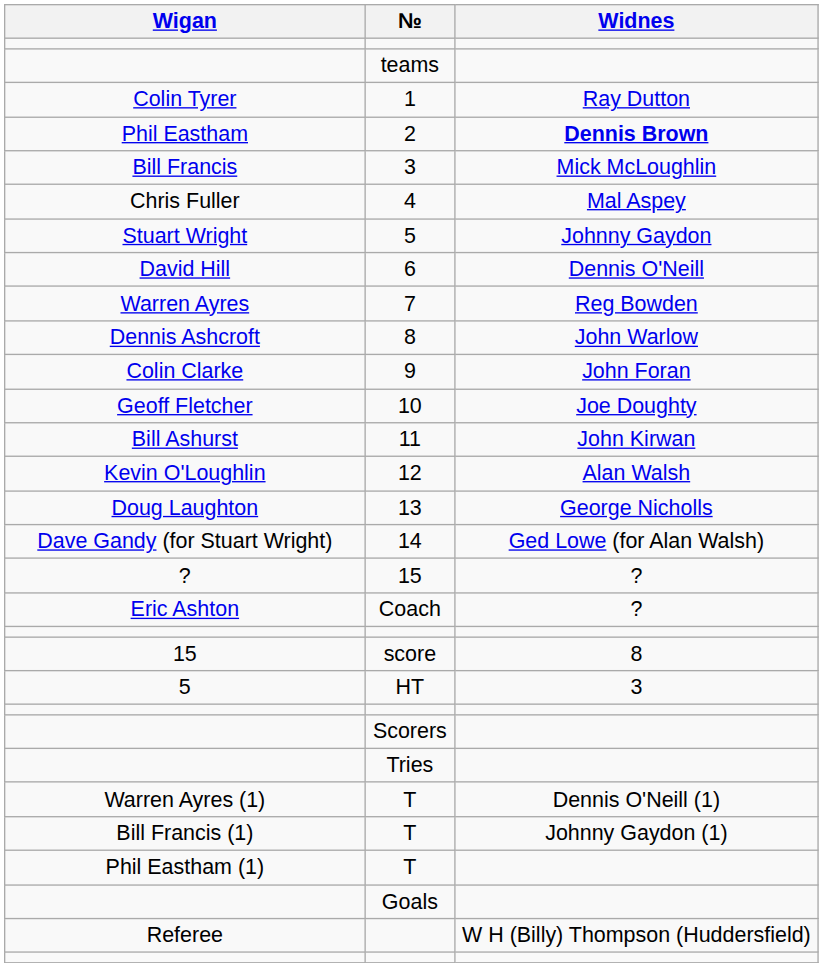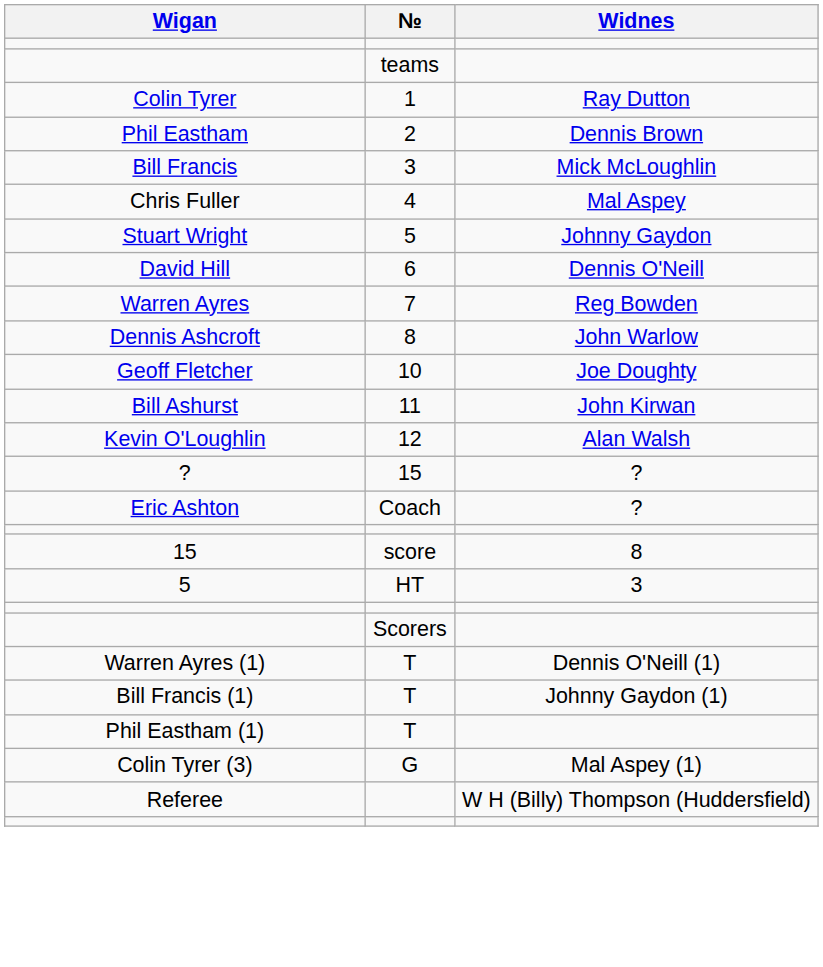(636, 133) bold -> (636, 133) normal
- row: (185, 371)
- row: (185, 507)
- row: (185, 541)
- row: (185, 765)
- row: (185, 901)
+ row: (185, 765)
